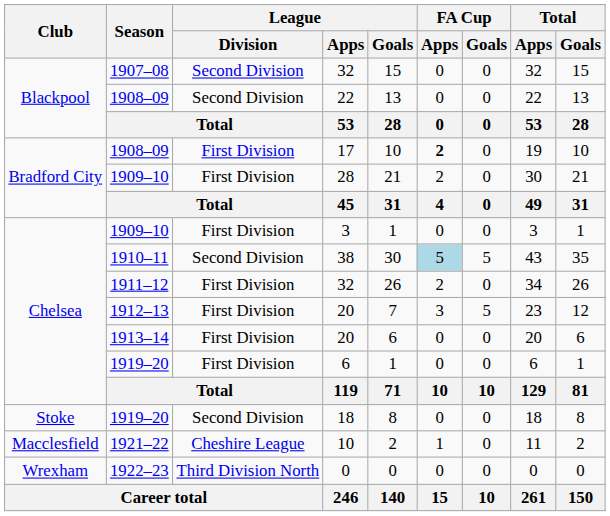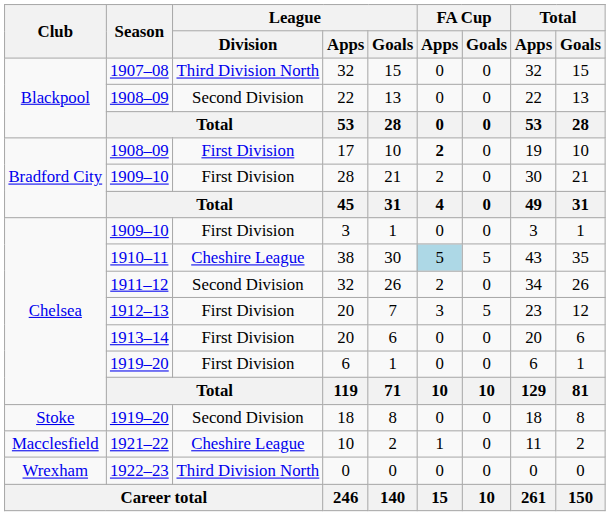(248, 71) Second Division -> (248, 71) Third Division North
(248, 257) Second Division -> (248, 257) Cheshire League
(248, 284) First Division -> (248, 284) Second Division
